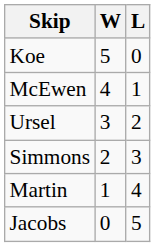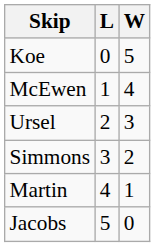columns swapped: (110, 21) <-> (138, 21)
